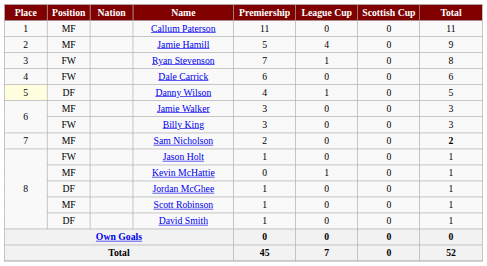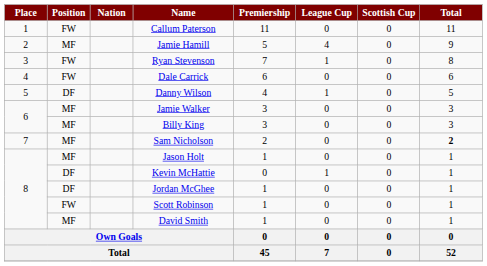(69, 28) MF -> (69, 28) FW
(26, 92) lightyellow background -> (26, 92) no background
(69, 124) FW -> (69, 124) MF
(69, 157) FW -> (69, 157) MF
(69, 173) MF -> (69, 173) DF
(69, 205) MF -> (69, 205) FW
(69, 221) DF -> (69, 221) MF
